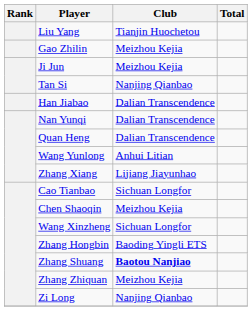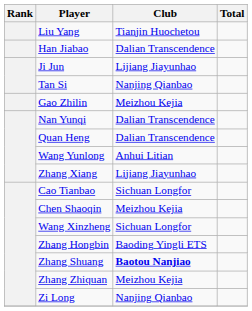rows swapped: (63, 102) <-> (63, 48)
(149, 66) Meizhou Kejia -> (156, 66) Lijiang Jiayunhao
